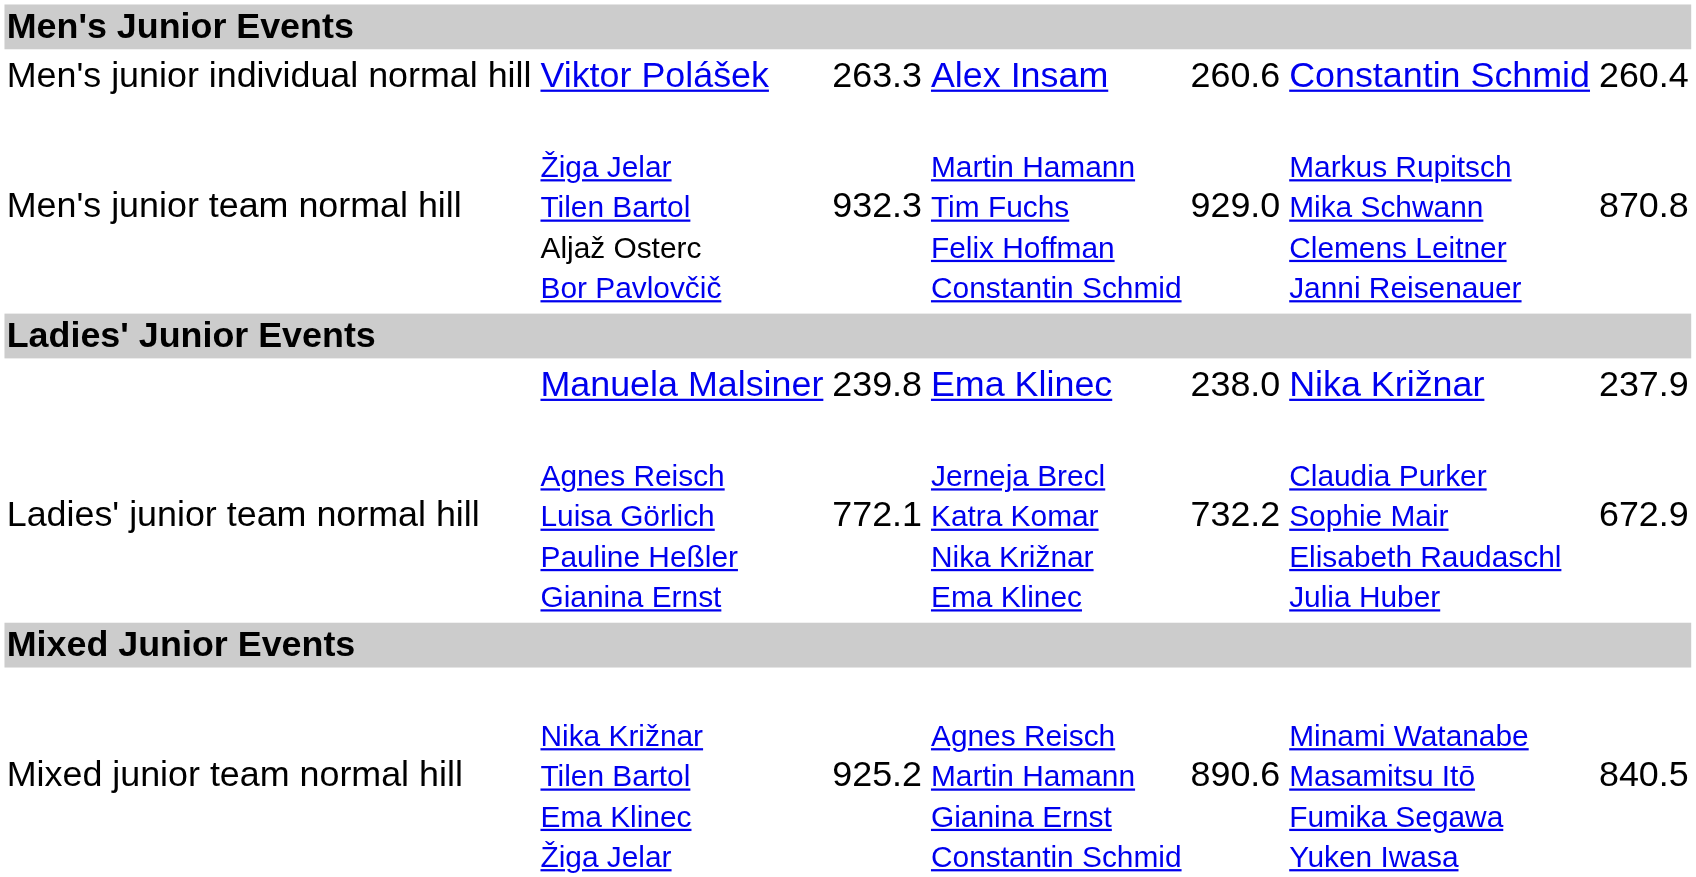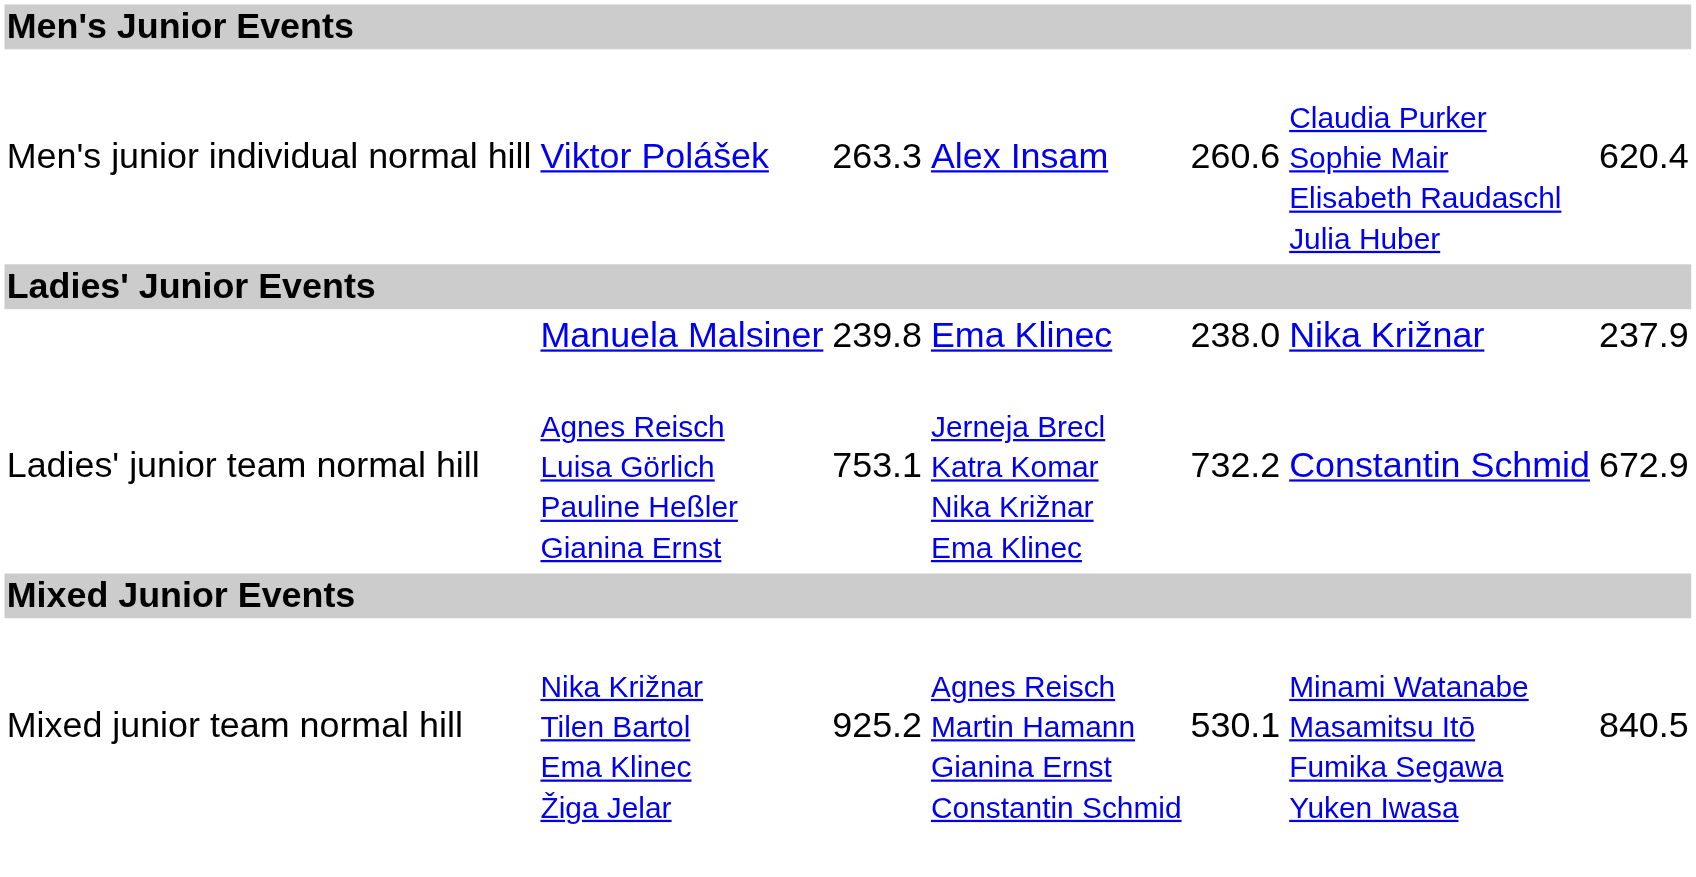(1440, 75) Constantin Schmid -> (1425, 178) Claudia Purker Sophie Mair Elisabeth Raudaschl Julia Huber
(1644, 75) 260.4 -> (1644, 156) 620.4
- row: (234, 205)
(877, 514) 772.1 -> (877, 465) 753.1
(1425, 536) Claudia Purker Sophie Mair Elisabeth Raudaschl Julia Huber -> (1440, 465) Constantin Schmid
(1235, 774) 890.6 -> (1235, 725) 530.1
